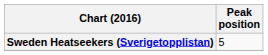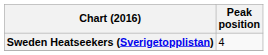(221, 42) 5 -> (221, 42) 4
